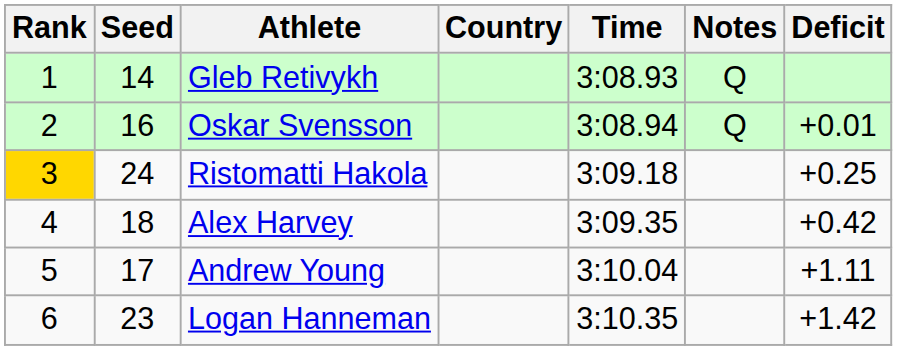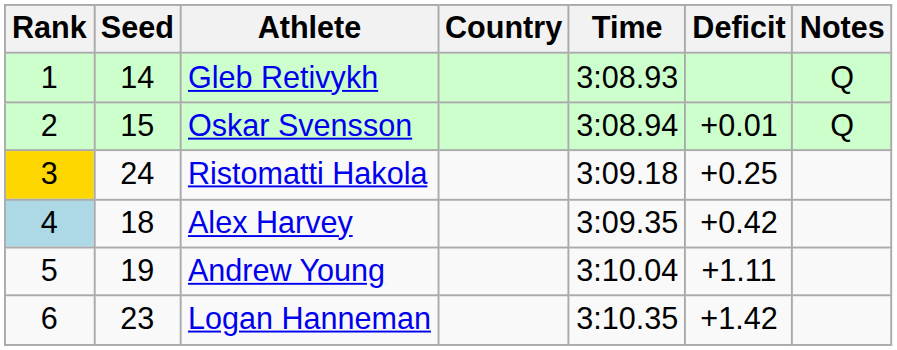columns swapped: (838, 28) <-> (735, 28)
(137, 125) 16 -> (137, 125) 15
(49, 222) no background -> (49, 222) lightblue background
(137, 271) 17 -> (137, 271) 19
